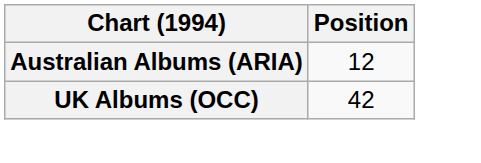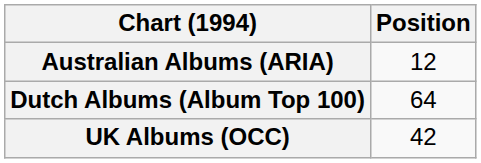+ row: (188, 99)
